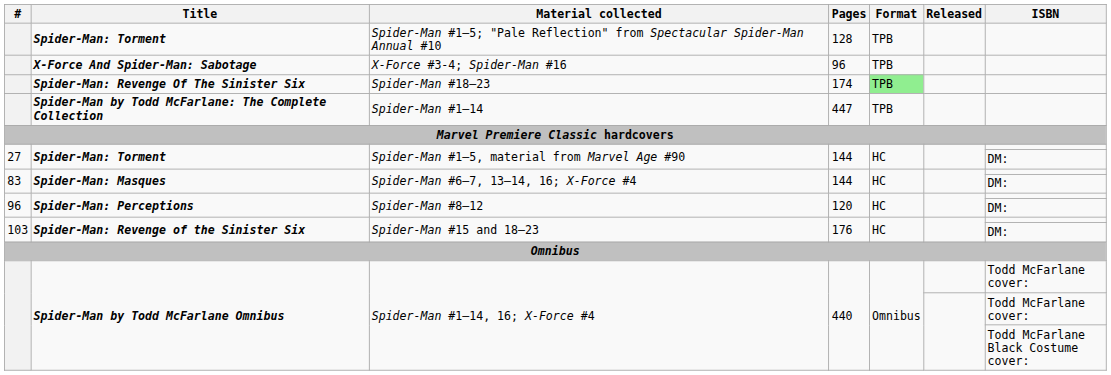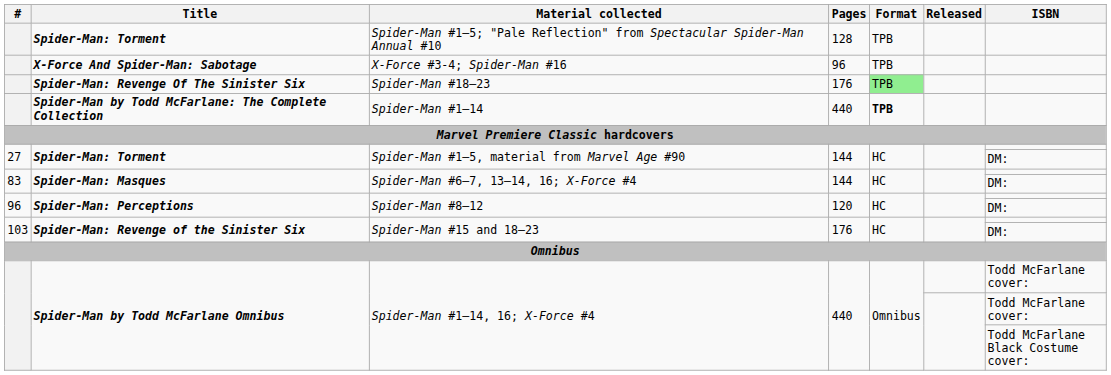(842, 84) 174 -> (842, 84) 176
(842, 109) 447 -> (842, 109) 440
(882, 109) normal -> (882, 109) bold
